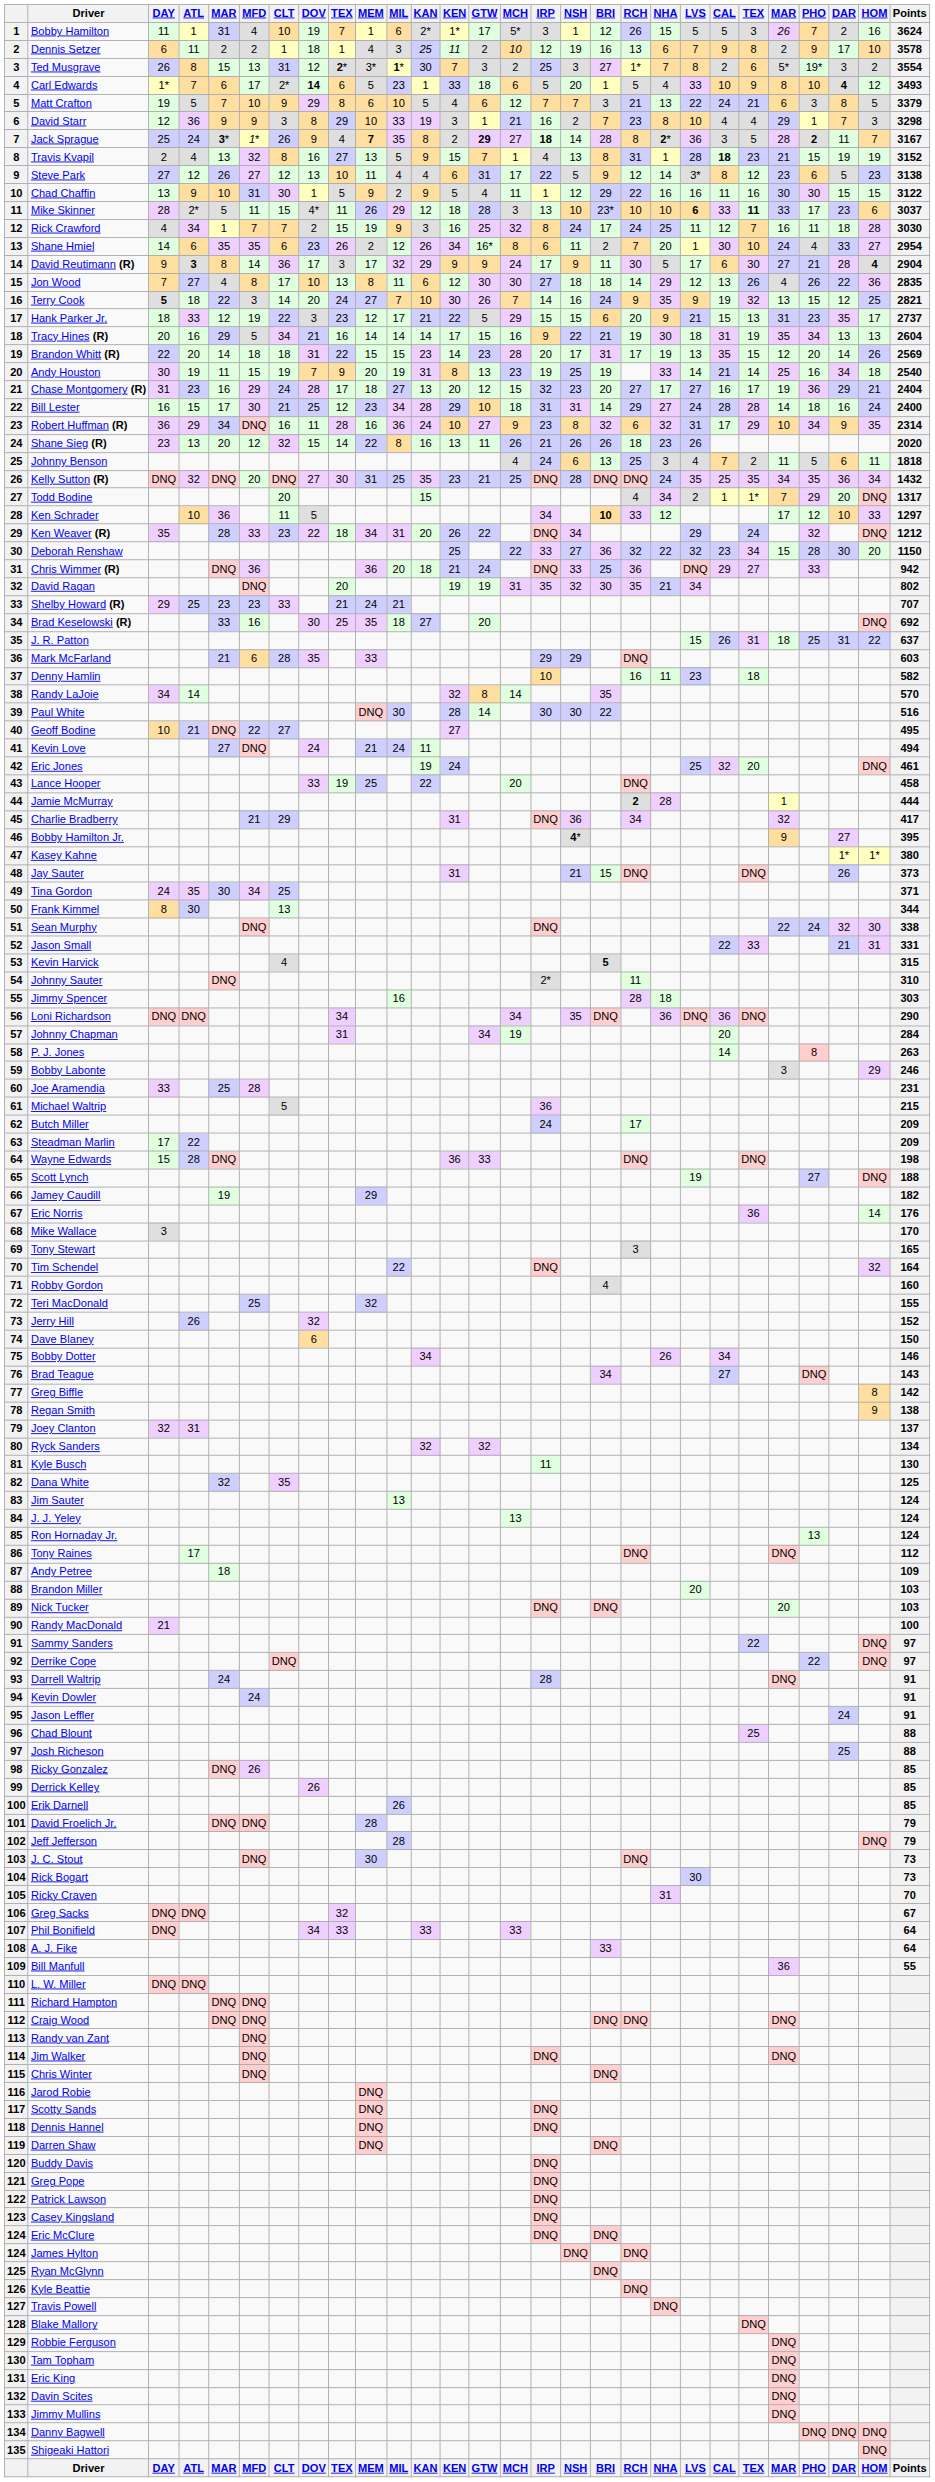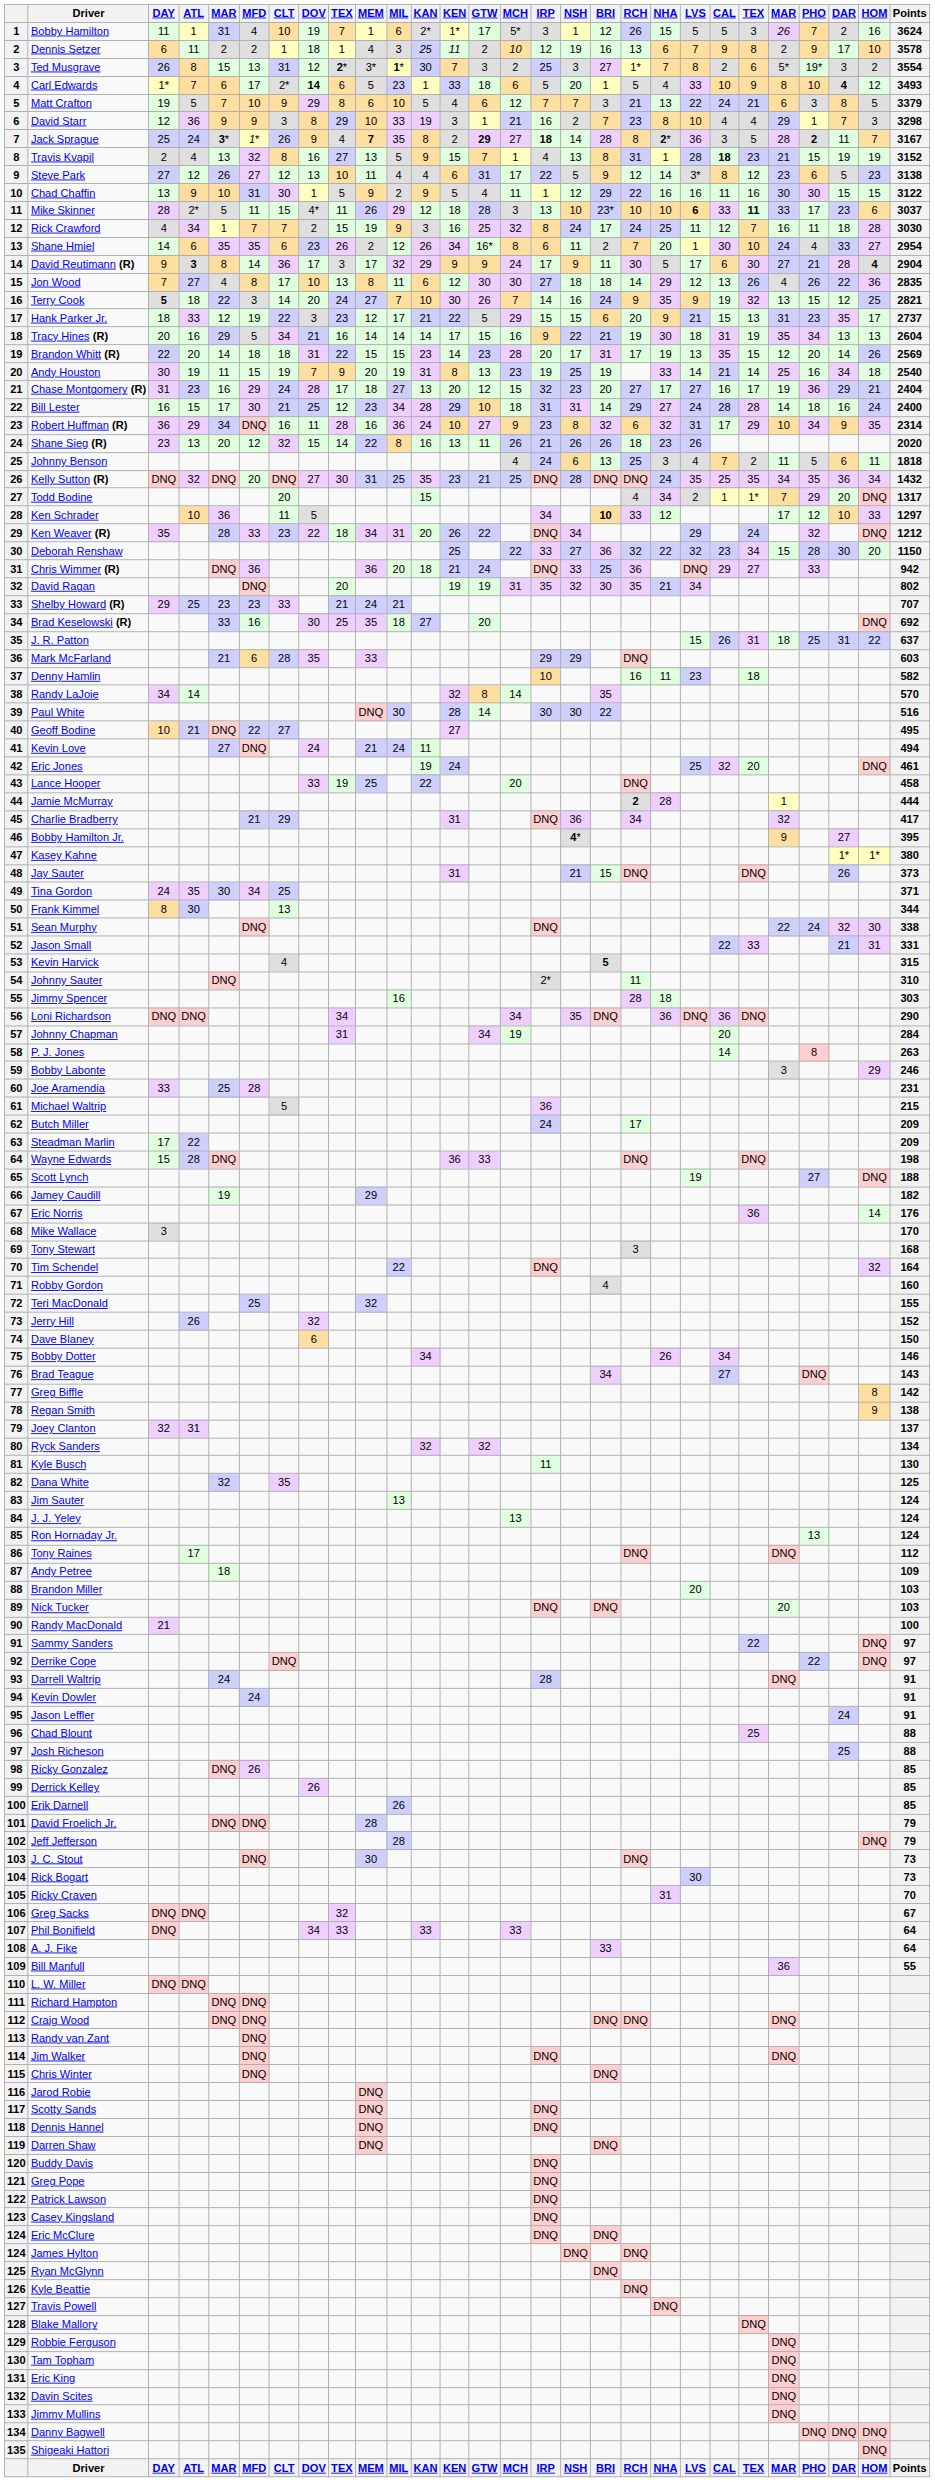(910, 1250) 165 -> (910, 1250) 168
